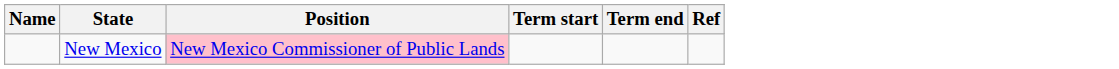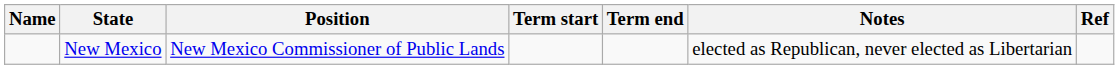+ column: (882, 19)
(337, 49) pink background -> (337, 49) no background
